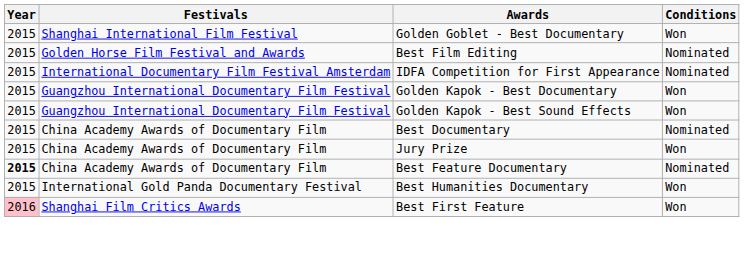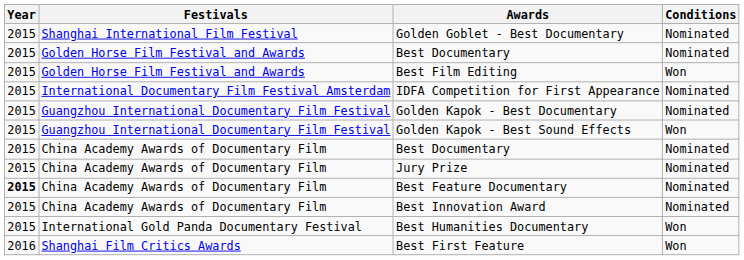(676, 33) Won -> (697, 33) Nominated
+ row: (173, 53)
(697, 53) Nominated -> (676, 72) Won
(676, 91) Won -> (697, 110) Nominated
(676, 149) Won -> (697, 168) Nominated
+ row: (184, 207)
(22, 207) pink background -> (22, 245) no background
